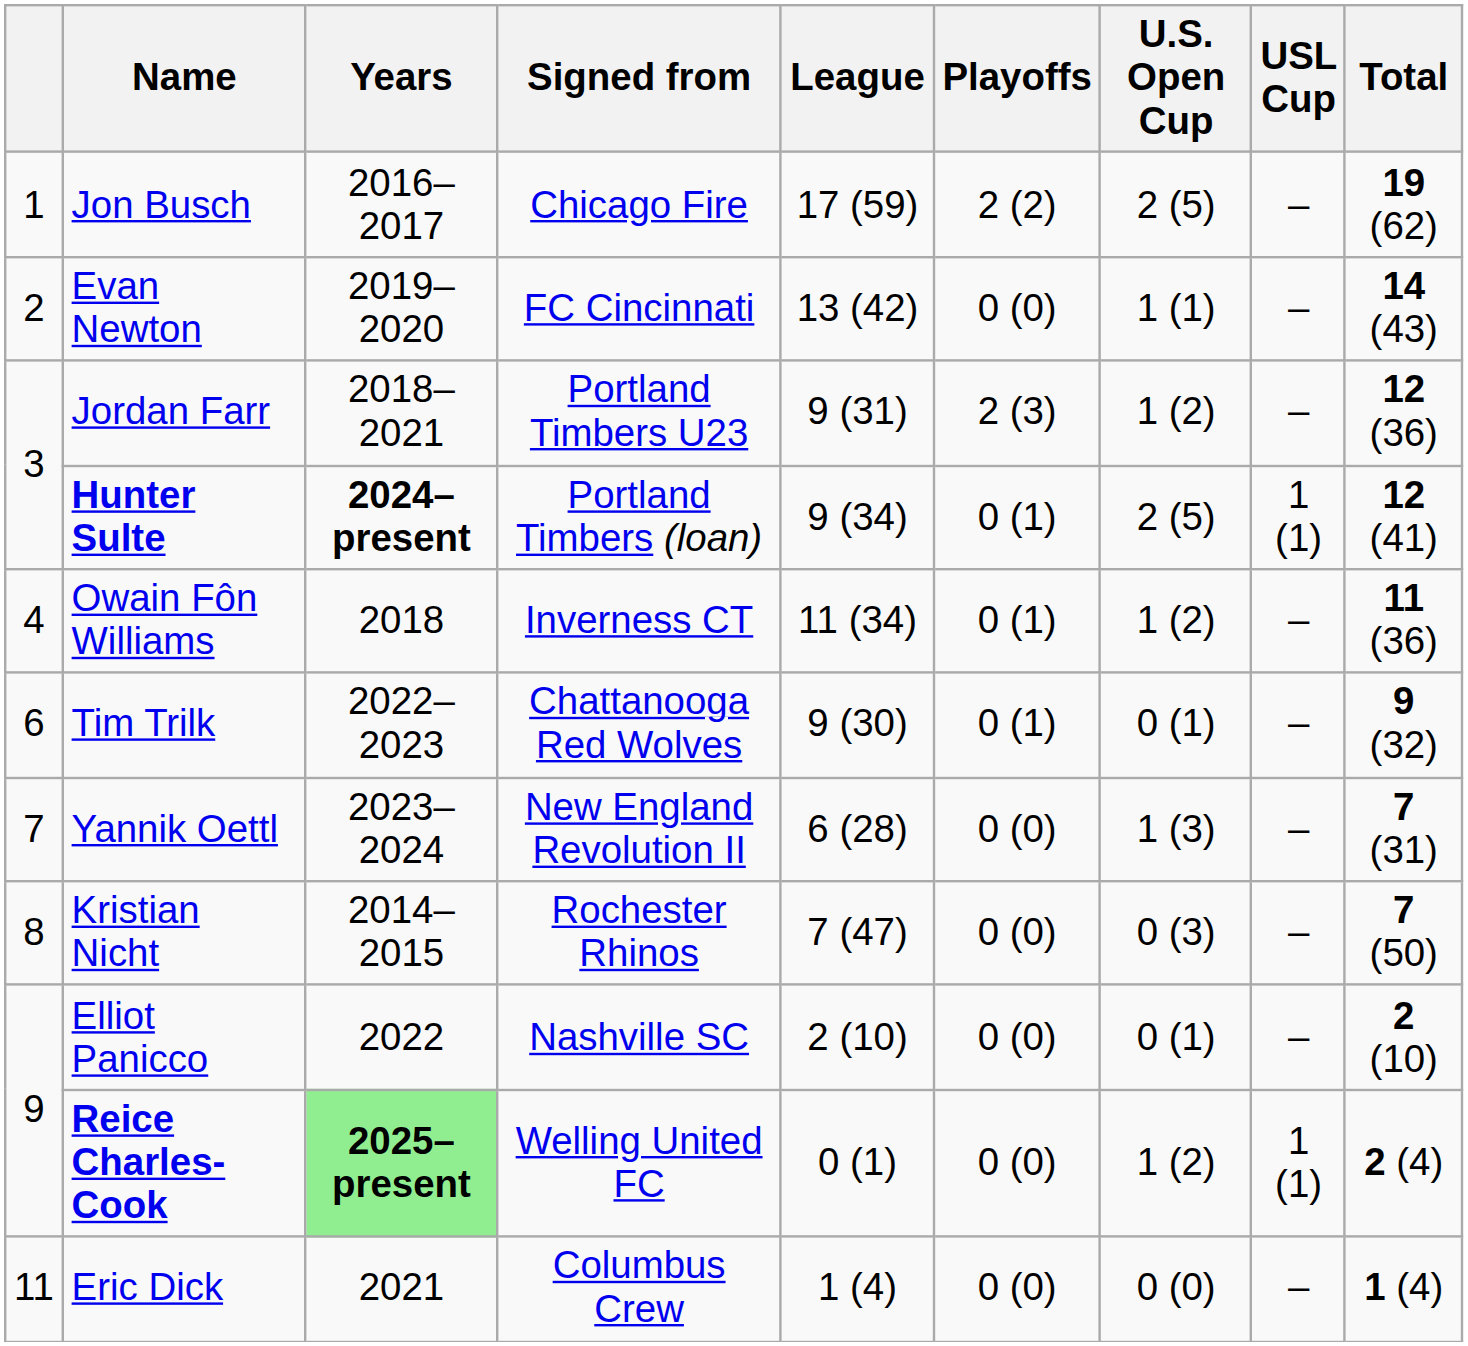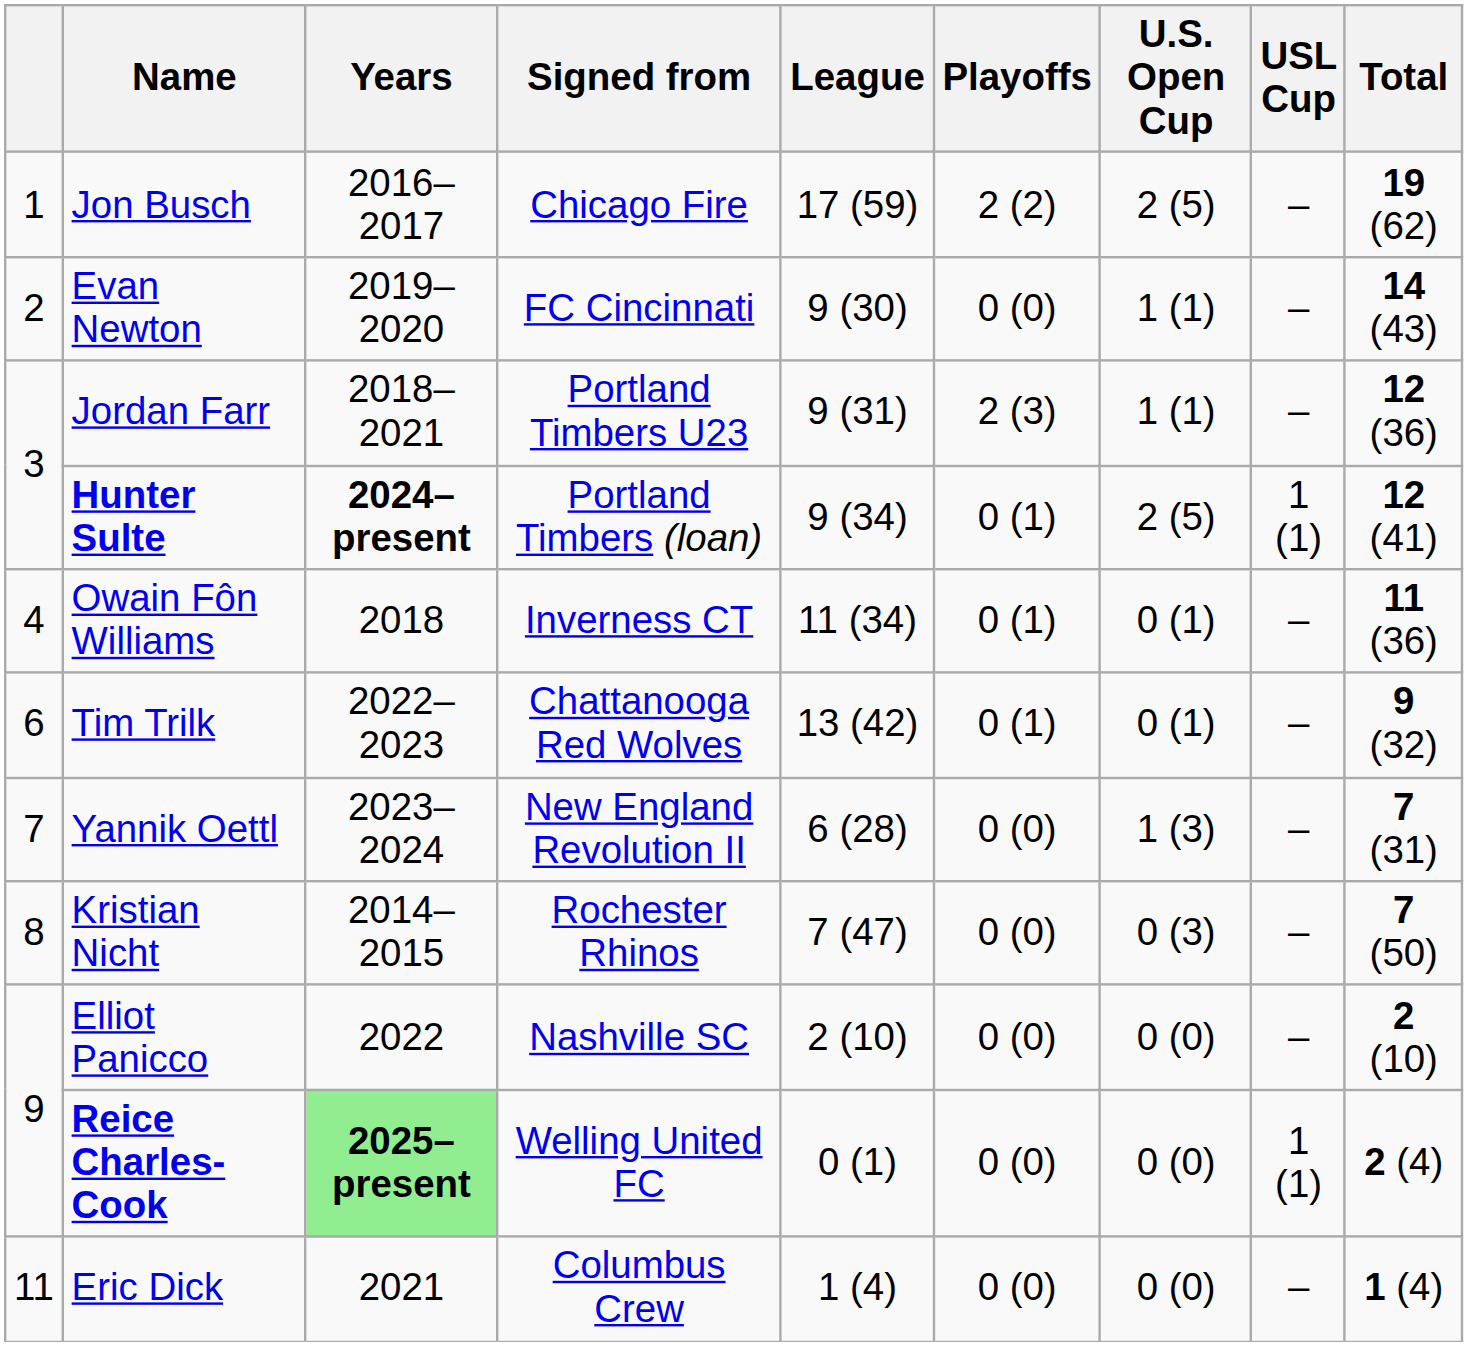(858, 307) 13 (42) -> (858, 307) 9 (30)
(1176, 412) 1 (2) -> (1176, 412) 1 (1)
(1176, 620) 1 (2) -> (1176, 620) 0 (1)
(858, 724) 9 (30) -> (858, 724) 13 (42)
(1176, 1036) 0 (1) -> (1176, 1036) 0 (0)
(1176, 1162) 1 (2) -> (1176, 1162) 0 (0)
